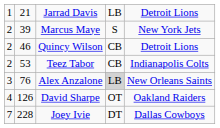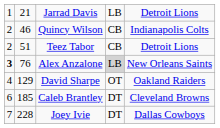- row: (70, 30)
(169, 47) Detroit Lions -> (169, 30) Indianapolis Colts
(25, 64) 53 -> (25, 47) 51
(169, 64) Indianapolis Colts -> (169, 47) Detroit Lions
(9, 81) normal -> (9, 64) bold
(25, 98) 126 -> (25, 81) 129
+ row: (70, 98)
